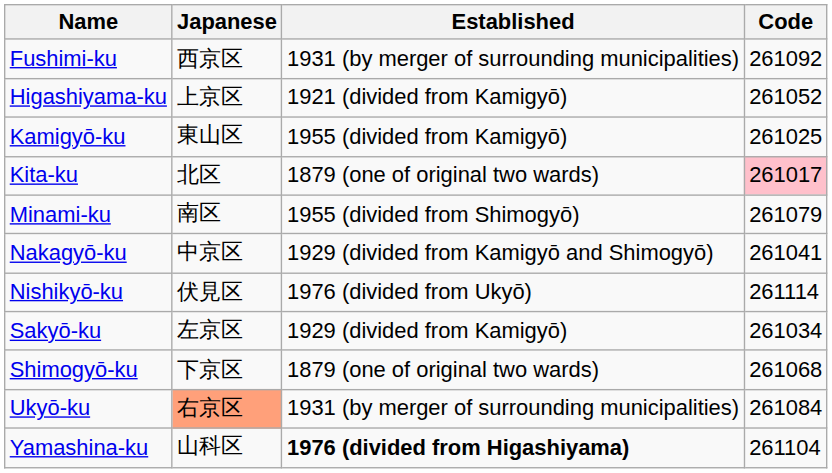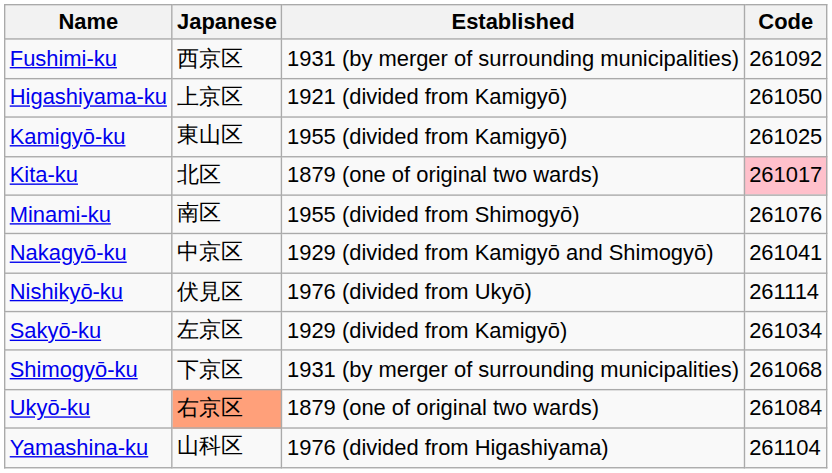(786, 97) 261052 -> (786, 97) 261050
(786, 214) 261079 -> (786, 214) 261076
(443, 369) 1879 (one of original two wards) -> (513, 369) 1931 (by merger of surrounding municipalities)
(513, 408) 1931 (by merger of surrounding municipalities) -> (443, 408) 1879 (one of original two wards)
(458, 447) bold -> (448, 447) normal
